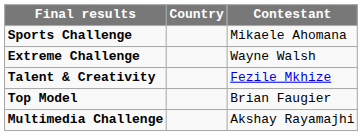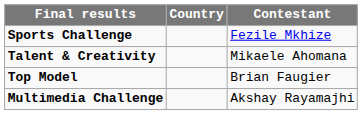(288, 36) Mikaele Ahomana -> (281, 36) Fezile Mkhize
- row: (74, 57)
(281, 78) Fezile Mkhize -> (288, 57) Mikaele Ahomana
